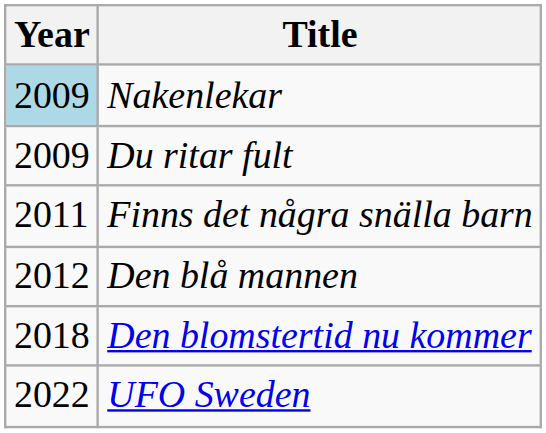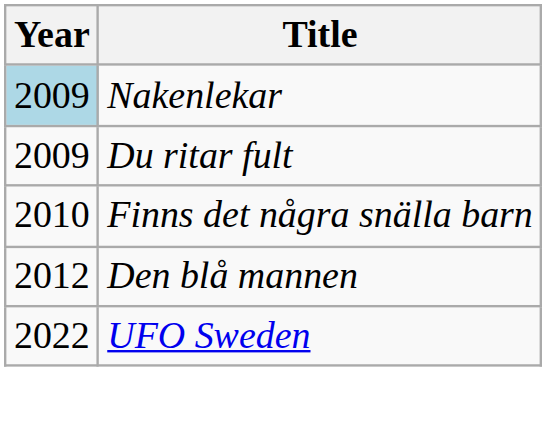(51, 214) 2011 -> (52, 214) 2010
- row: (319, 335)
